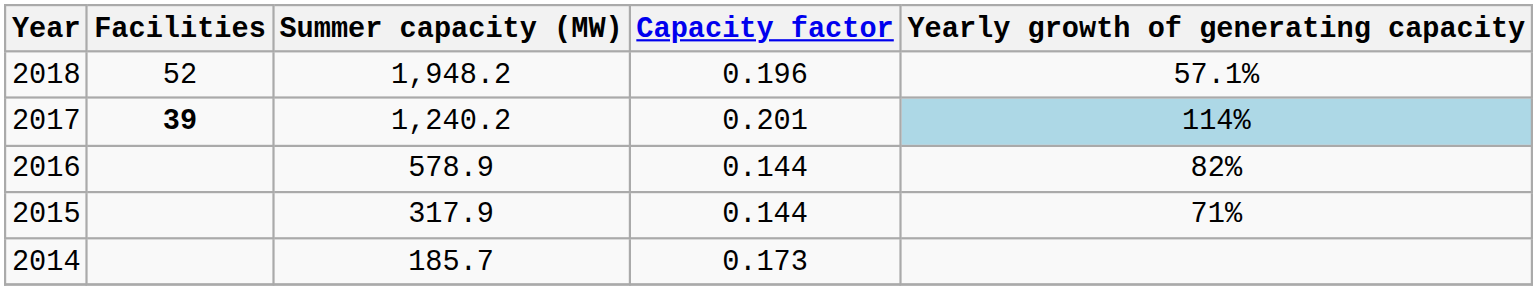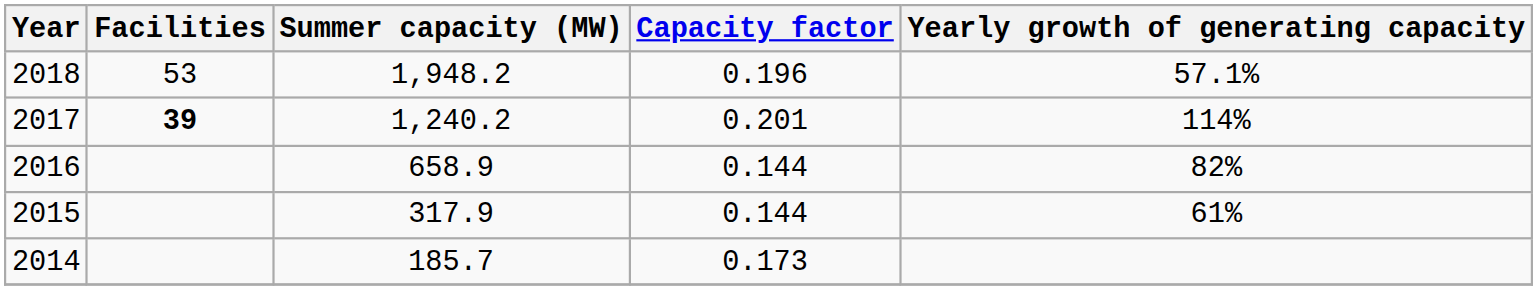(180, 75) 52 -> (180, 75) 53
(1216, 122) lightblue background -> (1216, 122) no background
(451, 168) 578.9 -> (451, 168) 658.9
(1216, 215) 71% -> (1216, 215) 61%
